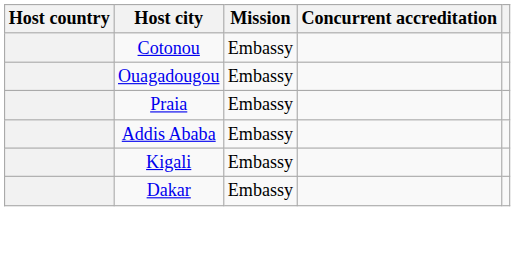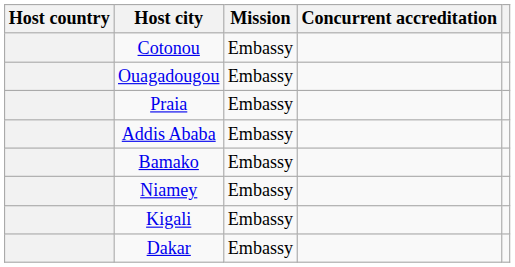+ row: (169, 162)
+ row: (169, 190)
